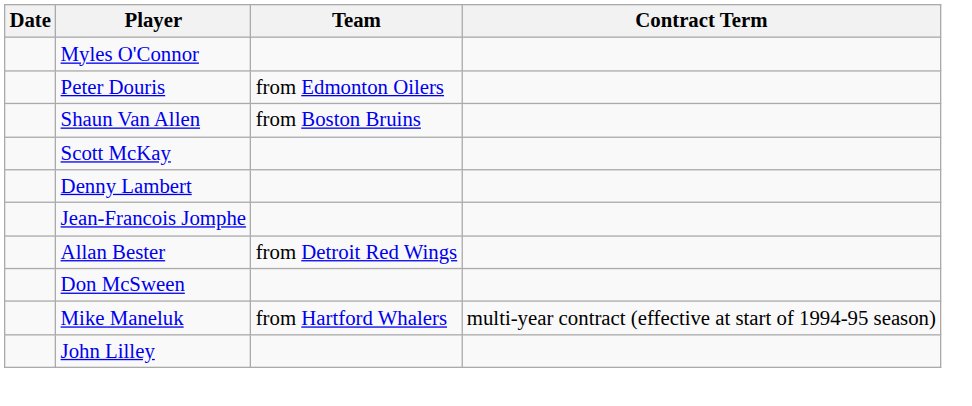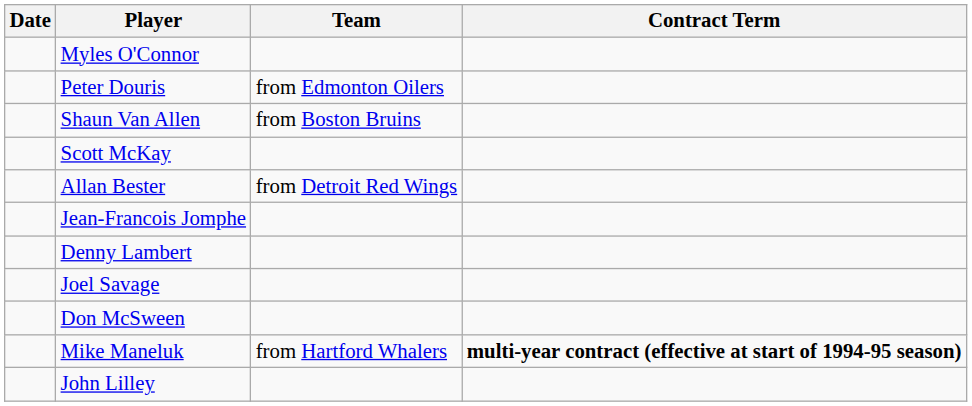rows swapped: (126, 185) <-> (113, 251)
+ row: (110, 284)
(701, 317) normal -> (714, 350) bold
